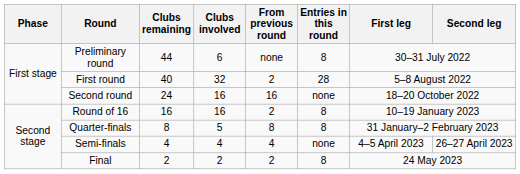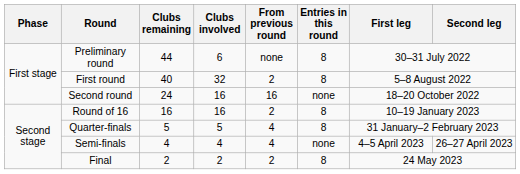(324, 79) 28 -> (324, 79) 8
(167, 128) 8 -> (167, 128) 5
(272, 128) 8 -> (272, 128) 4
